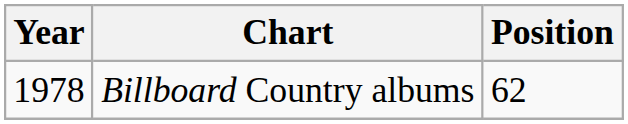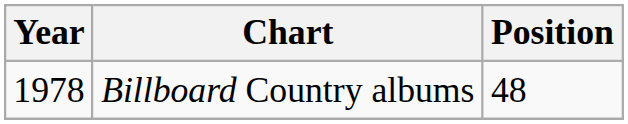(509, 89) 62 -> (509, 89) 48
